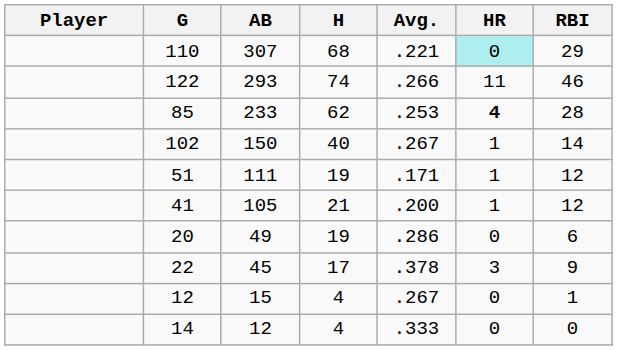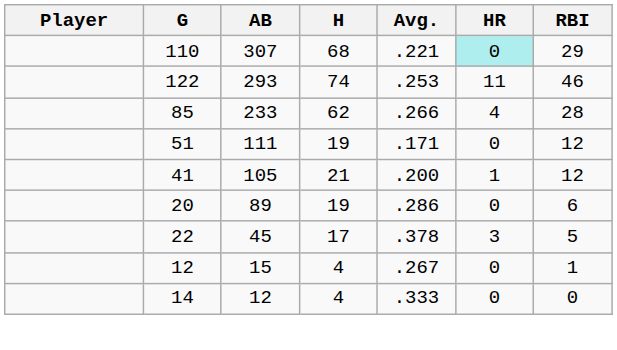(416, 82) .266 -> (416, 82) .253
(416, 113) .253 -> (416, 113) .266
(494, 113) bold -> (494, 113) normal
- row: (182, 144)
(494, 175) 1 -> (494, 144) 0
(260, 237) 49 -> (260, 206) 89
(572, 268) 9 -> (572, 237) 5
